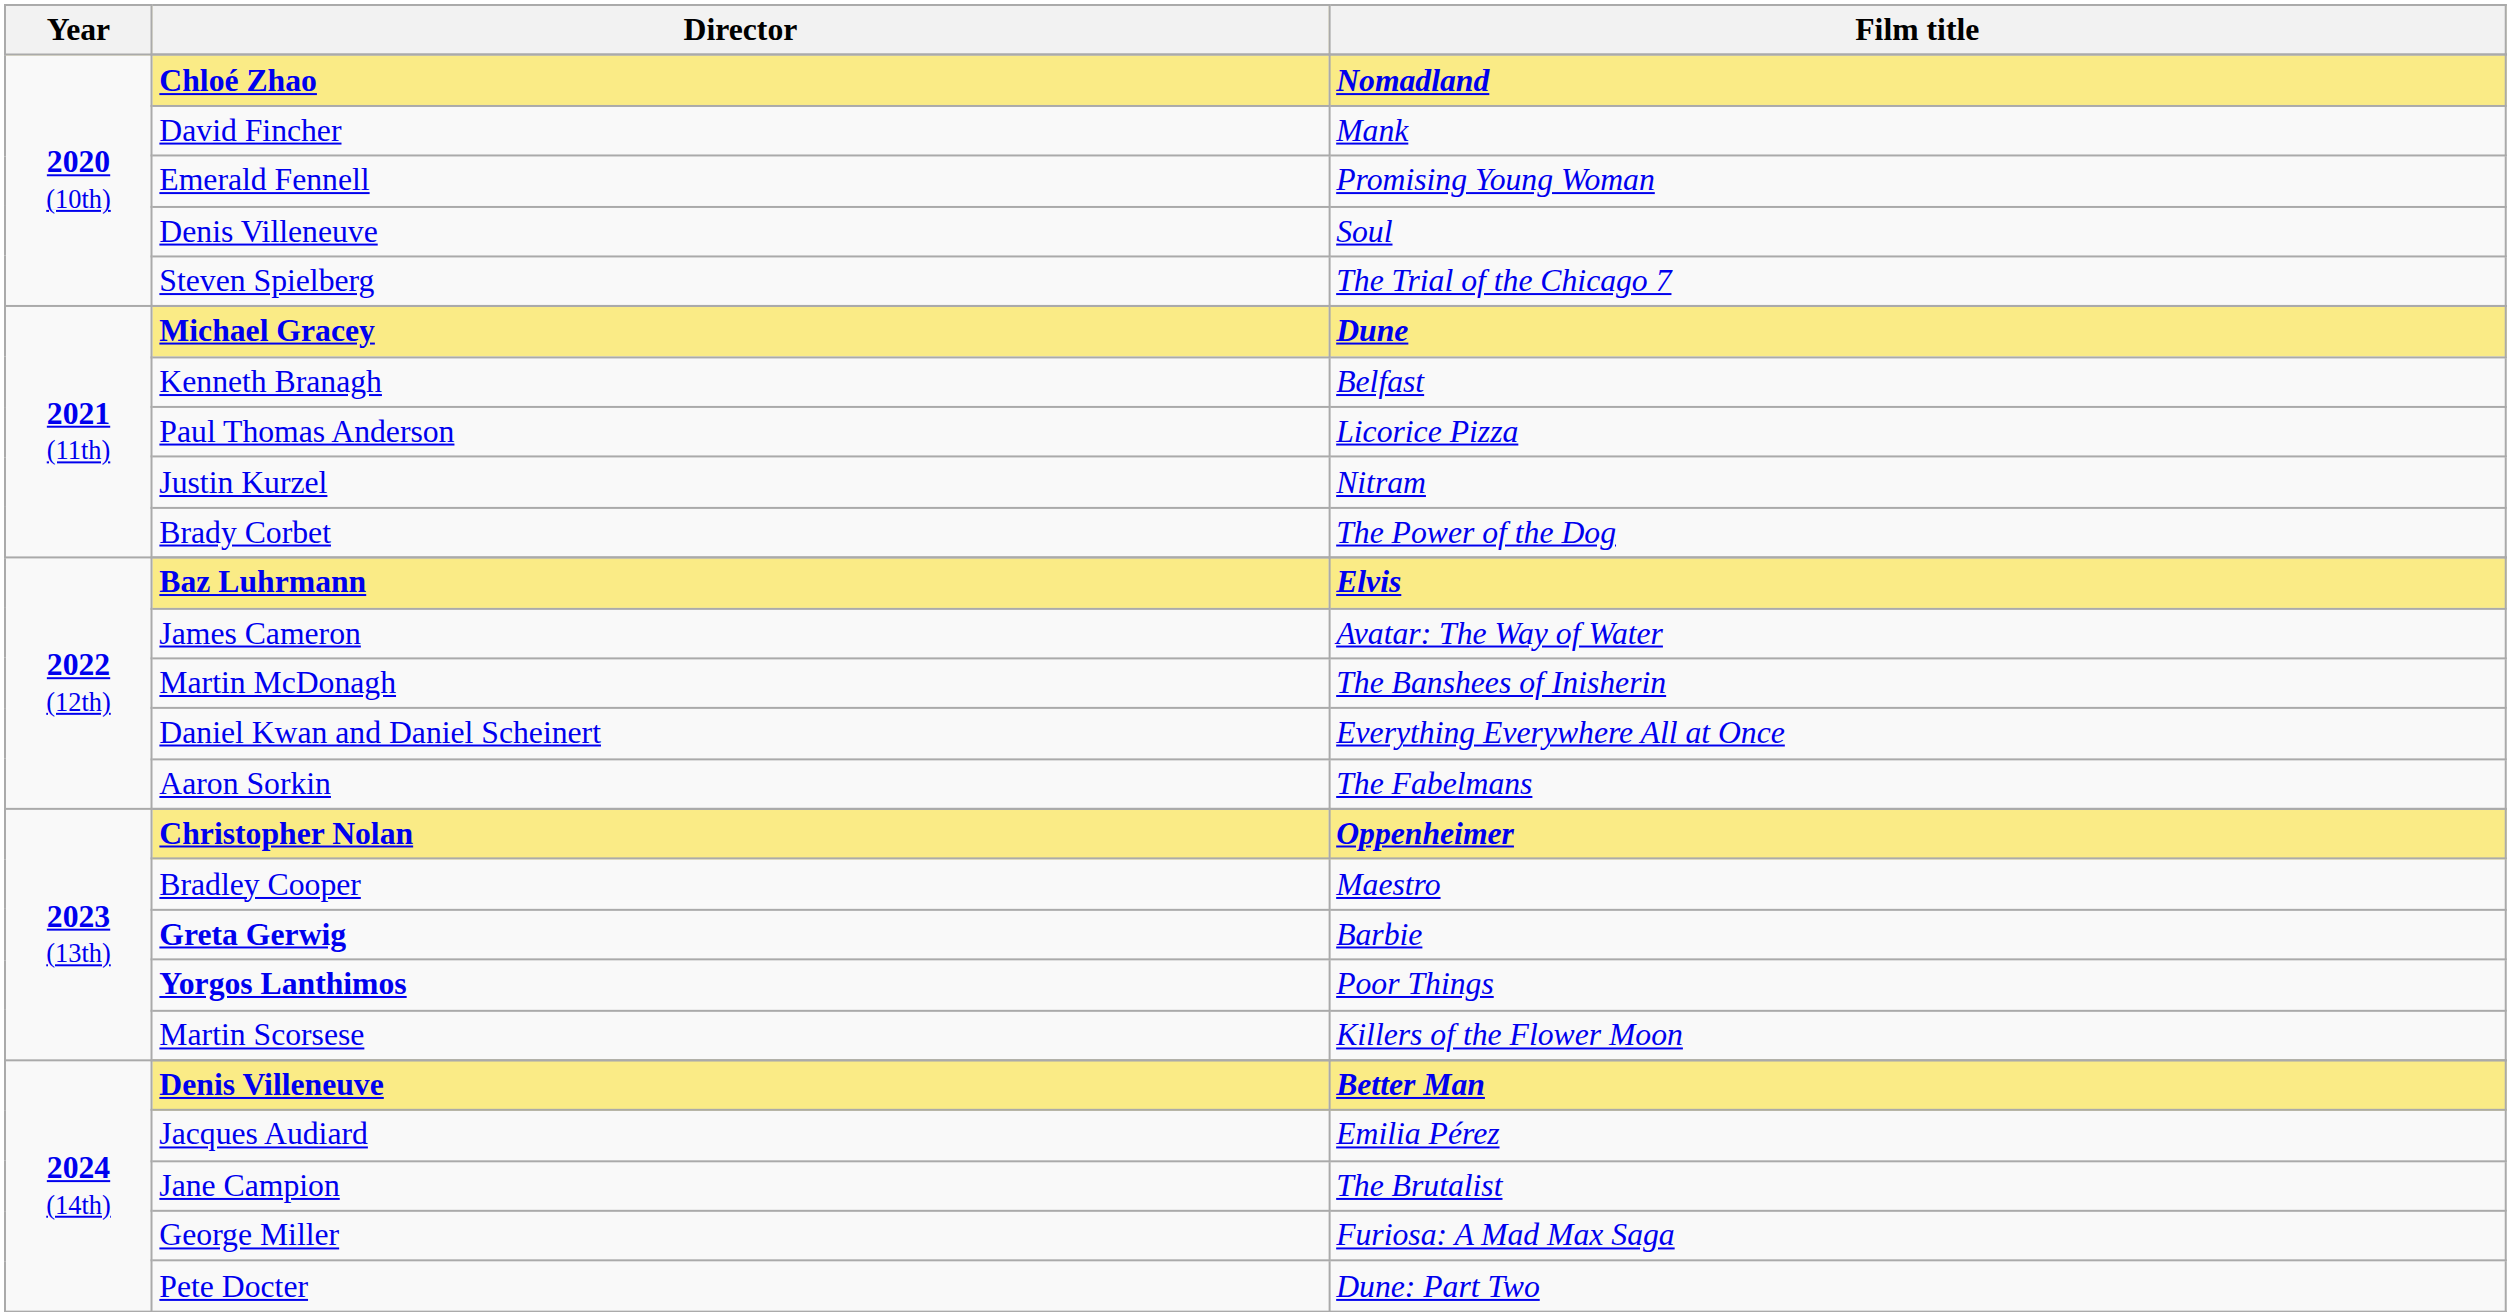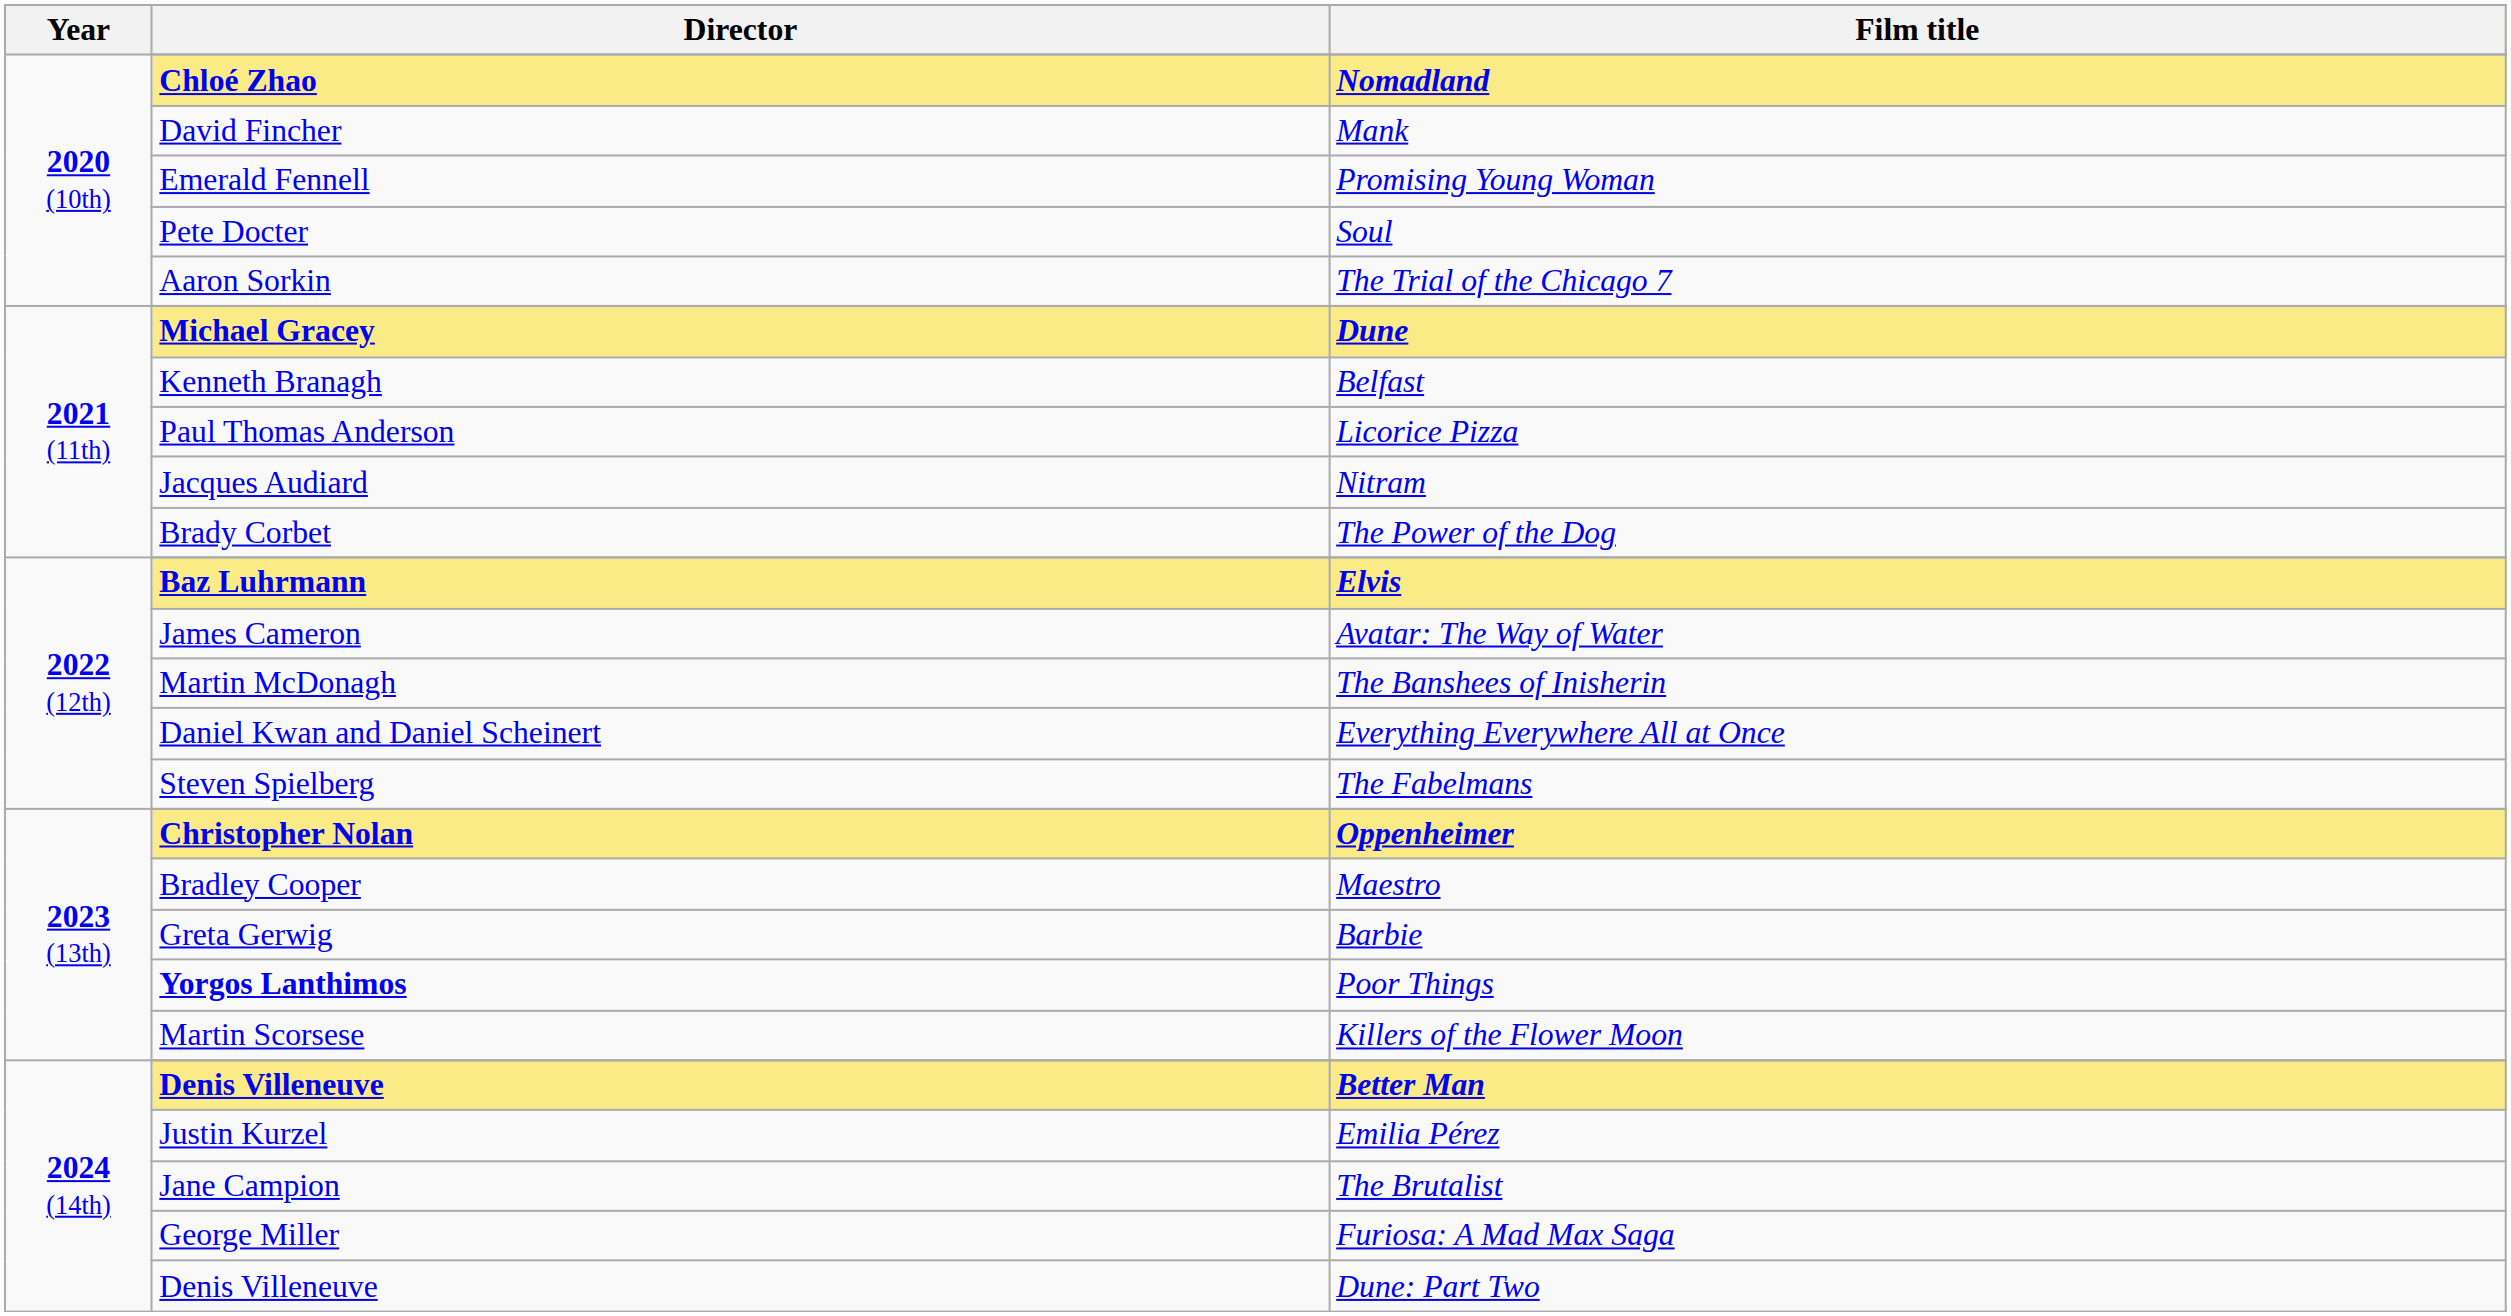(269, 230) Denis Villeneuve -> (234, 230) Pete Docter
(267, 280) Steven Spielberg -> (245, 280) Aaron Sorkin
(243, 481) Justin Kurzel -> (264, 481) Jacques Audiard
(245, 783) Aaron Sorkin -> (267, 783) Steven Spielberg
(253, 933) bold -> (246, 933) normal
(264, 1134) Jacques Audiard -> (243, 1134) Justin Kurzel
(234, 1285) Pete Docter -> (269, 1285) Denis Villeneuve
